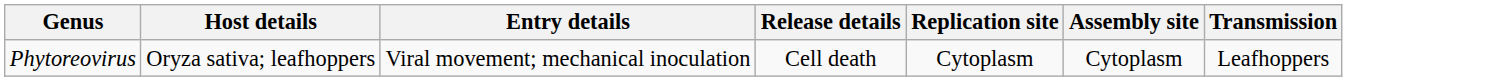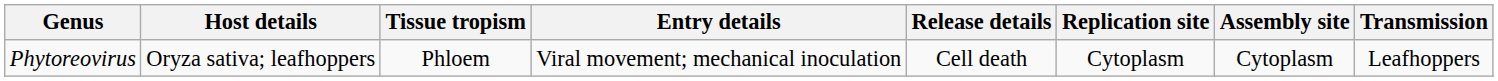+ column: (456, 22)
